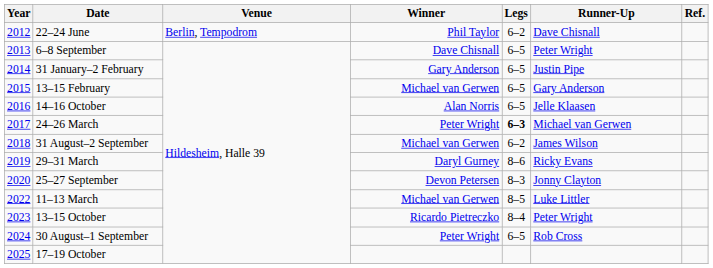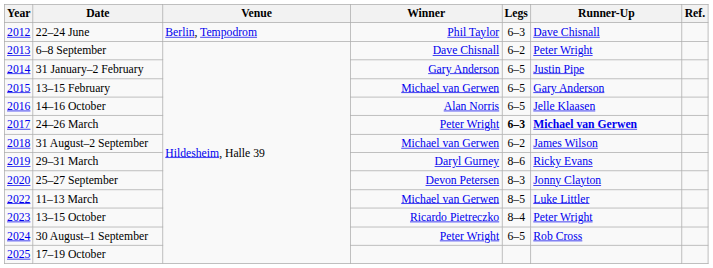(516, 32) 6–2 -> (516, 32) 6–3
(516, 50) 6–5 -> (516, 50) 6–2
(582, 124) normal -> (585, 124) bold
